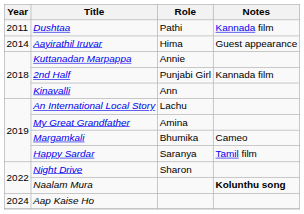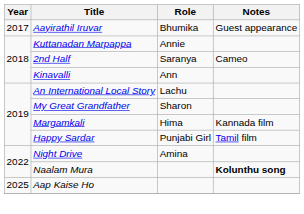- row: (52, 28)
(18, 43) 2014 -> (18, 28) 2017
(171, 43) Hima -> (179, 28) Bhumika
(185, 75) Punjabi Girl -> (178, 59) Saranya
(244, 75) Kannada film -> (232, 59) Cameo
(174, 122) Amina -> (176, 106) Sharon
(179, 138) Bhumika -> (171, 122) Hima
(232, 138) Cameo -> (244, 122) Kannada film
(178, 153) Saranya -> (185, 138) Punjabi Girl
(176, 169) Sharon -> (174, 153) Amina
(18, 201) 2024 -> (18, 185) 2025
